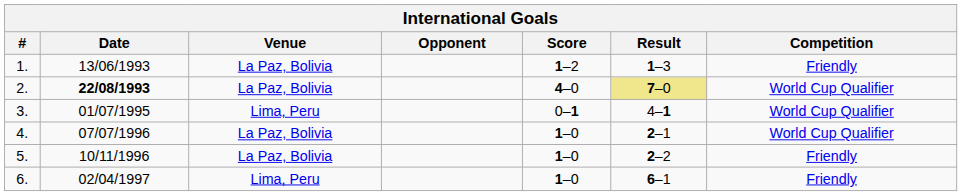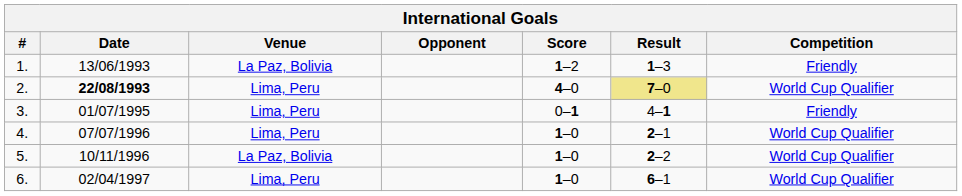(285, 89) La Paz, Bolivia -> (285, 89) Lima, Peru
(832, 111) World Cup Qualifier -> (832, 111) Friendly
(285, 134) La Paz, Bolivia -> (285, 134) Lima, Peru
(832, 156) Friendly -> (832, 156) World Cup Qualifier
(832, 179) Friendly -> (832, 179) World Cup Qualifier
